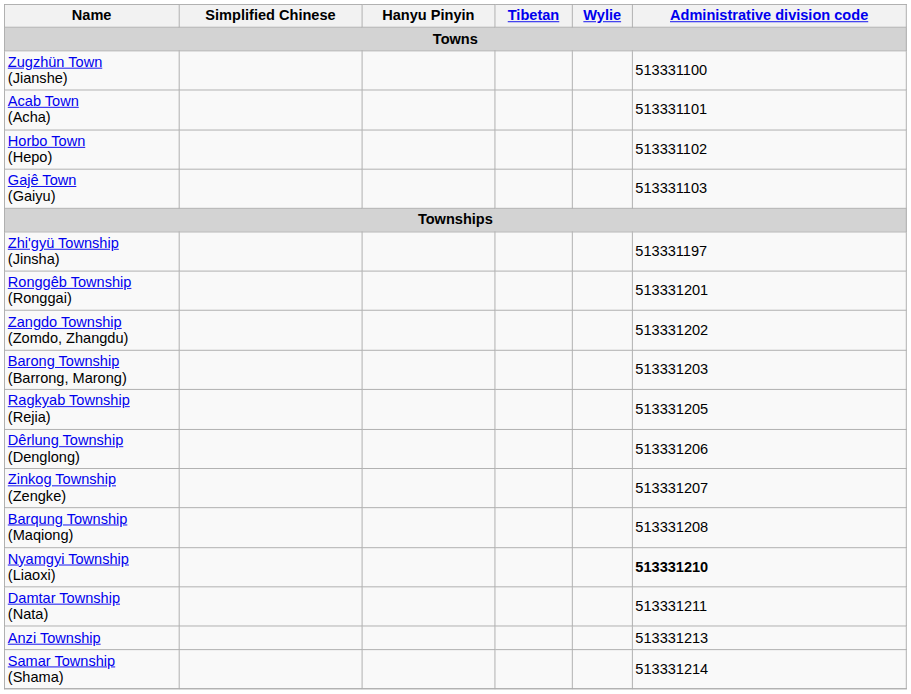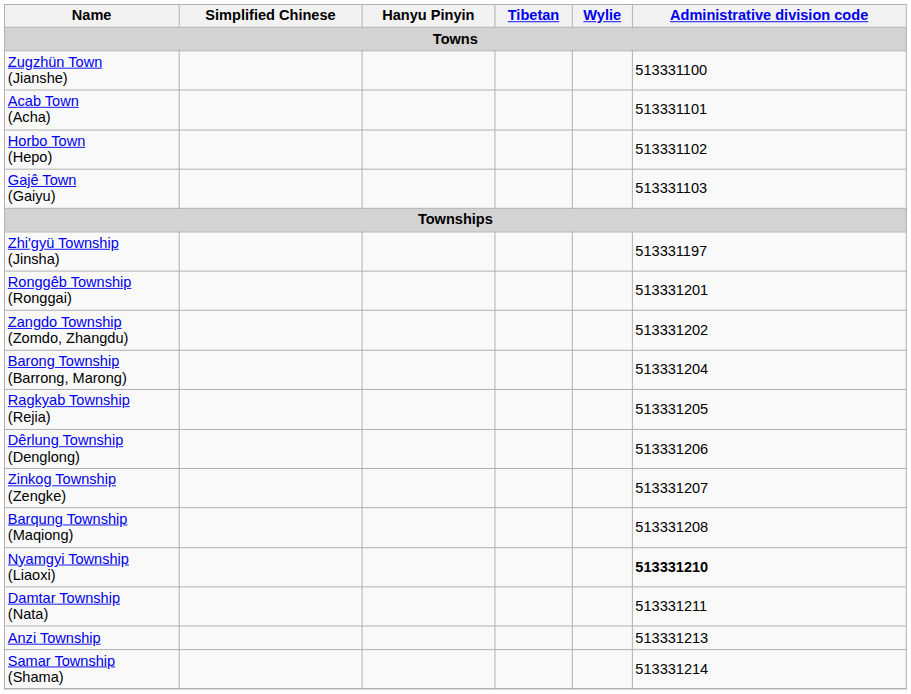(672, 369) 513331203 -> (672, 369) 513331204
